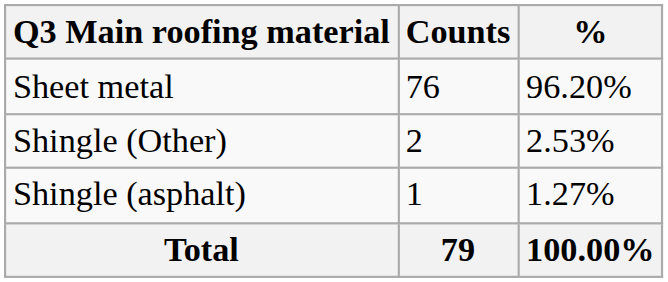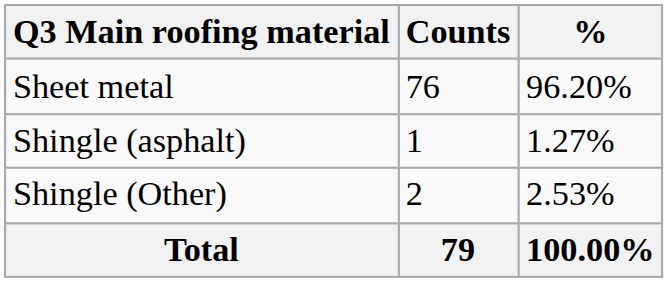rows swapped: (129, 194) <-> (120, 140)
